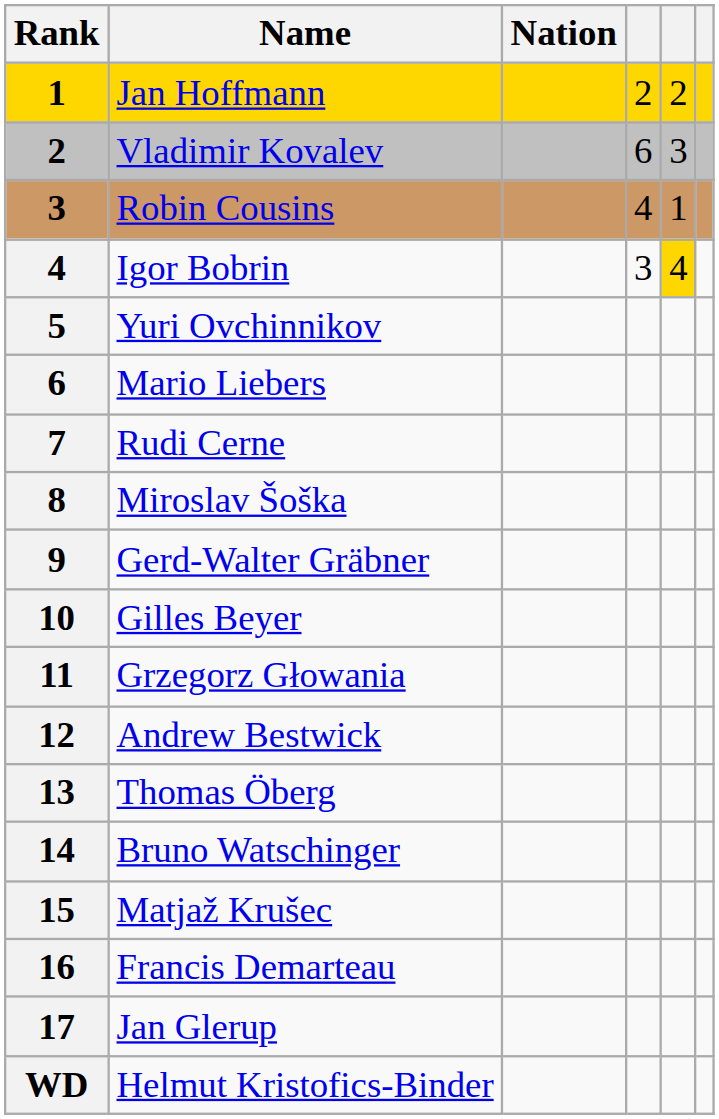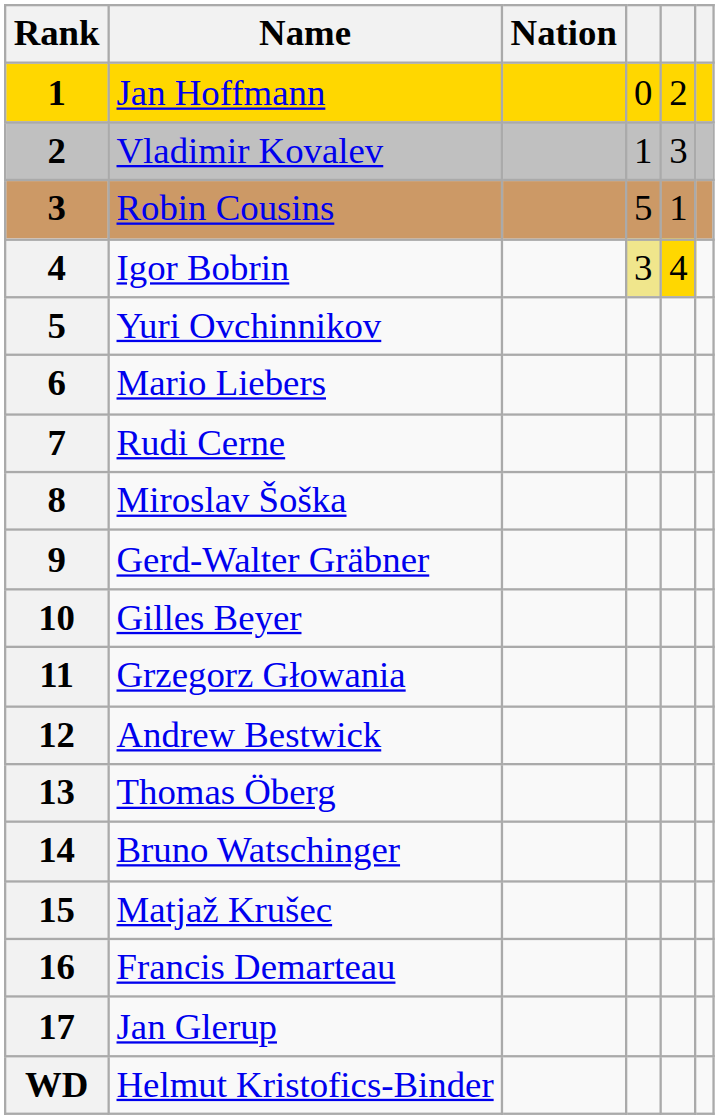(643, 92) 2 -> (643, 92) 0
(643, 150) 6 -> (643, 150) 1
(643, 208) 4 -> (643, 208) 5
(643, 267) no background -> (643, 267) khaki background
